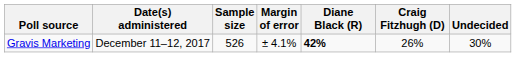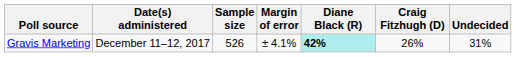(315, 43) no background -> (315, 43) paleturquoise background
(480, 43) 30% -> (480, 43) 31%
